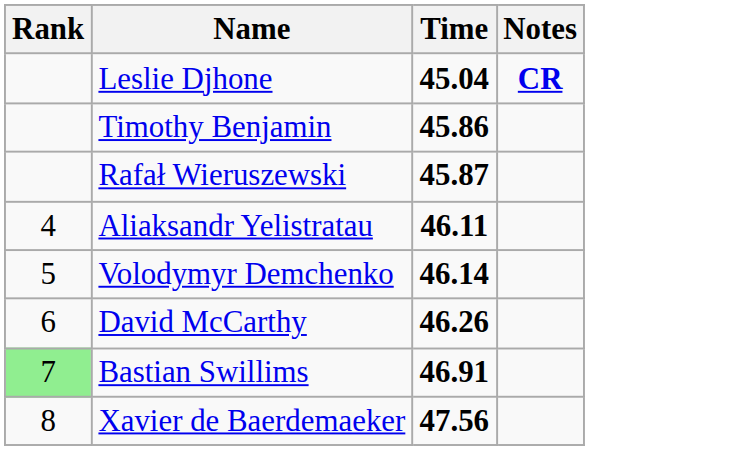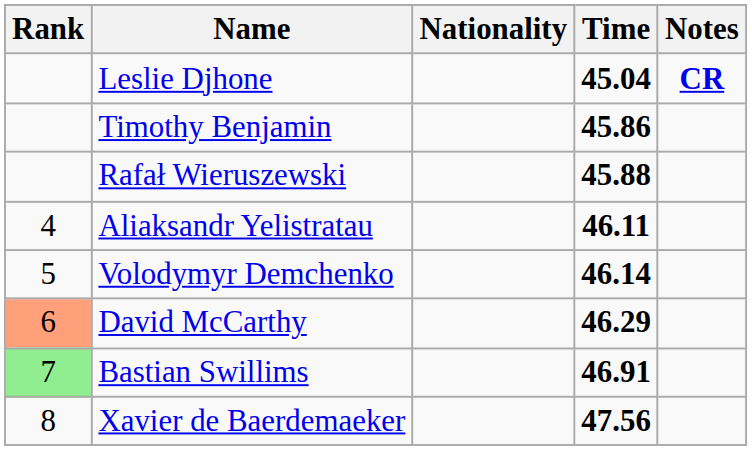+ column: (493, 28)
(454, 175) 45.87 -> (616, 175) 45.88
(48, 322) no background -> (48, 322) lightsalmon background
(454, 322) 46.26 -> (616, 322) 46.29
